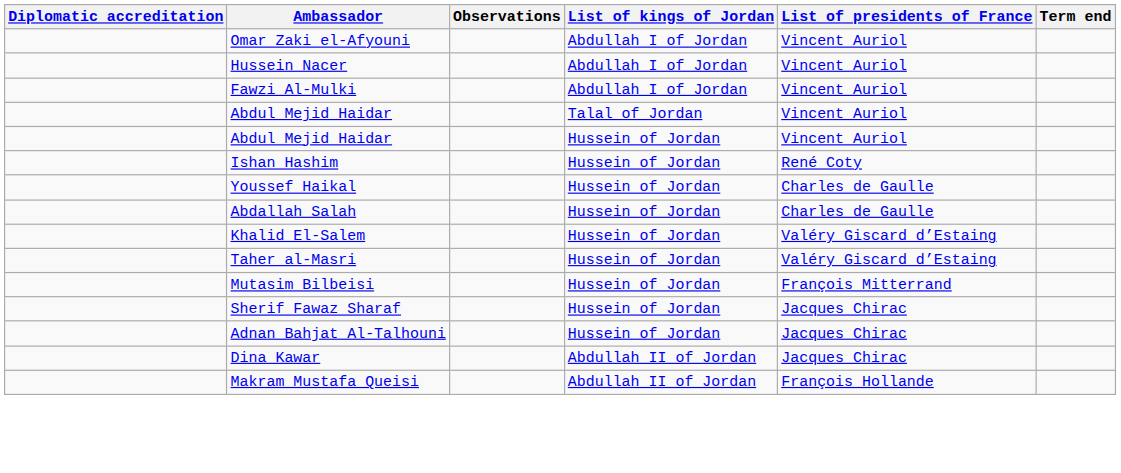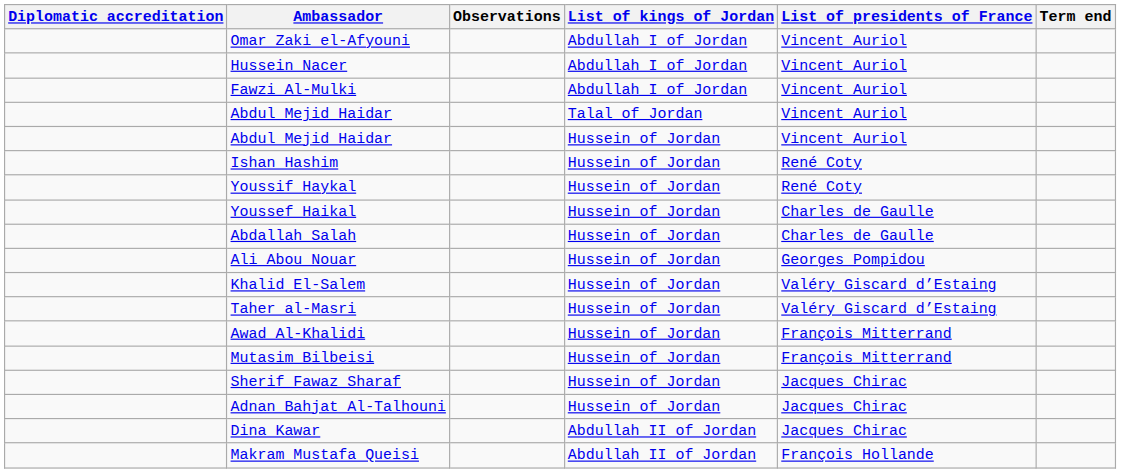+ row: (293, 187)
+ row: (293, 260)
+ row: (298, 334)
